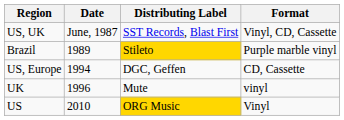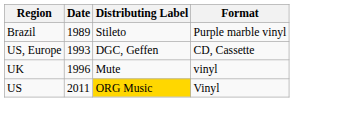- row: (26, 32)
(138, 50) gold background -> (111, 32) no background
(79, 69) 1994 -> (79, 50) 1993
(79, 106) 2010 -> (78, 87) 2011
